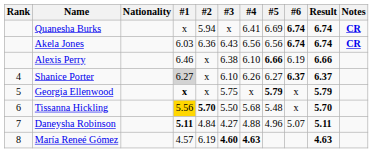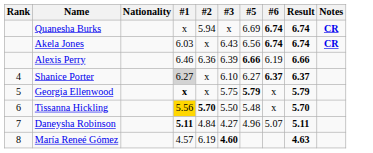- column: (251, 12)
(207, 44) 6.36 -> (207, 44) x
(207, 60) x -> (207, 60) 6.36
(229, 60) 6.38 -> (229, 60) 6.39
